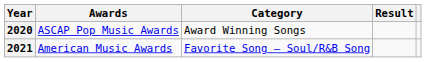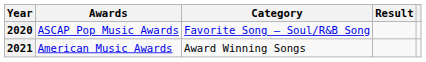(245, 30) Award Winning Songs -> (277, 30) Favorite Song – Soul/R&B Song
(277, 48) Favorite Song – Soul/R&B Song -> (245, 48) Award Winning Songs
